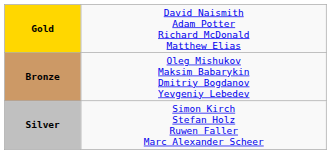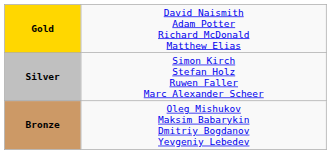rows swapped: (43, 125) <-> (43, 77)
